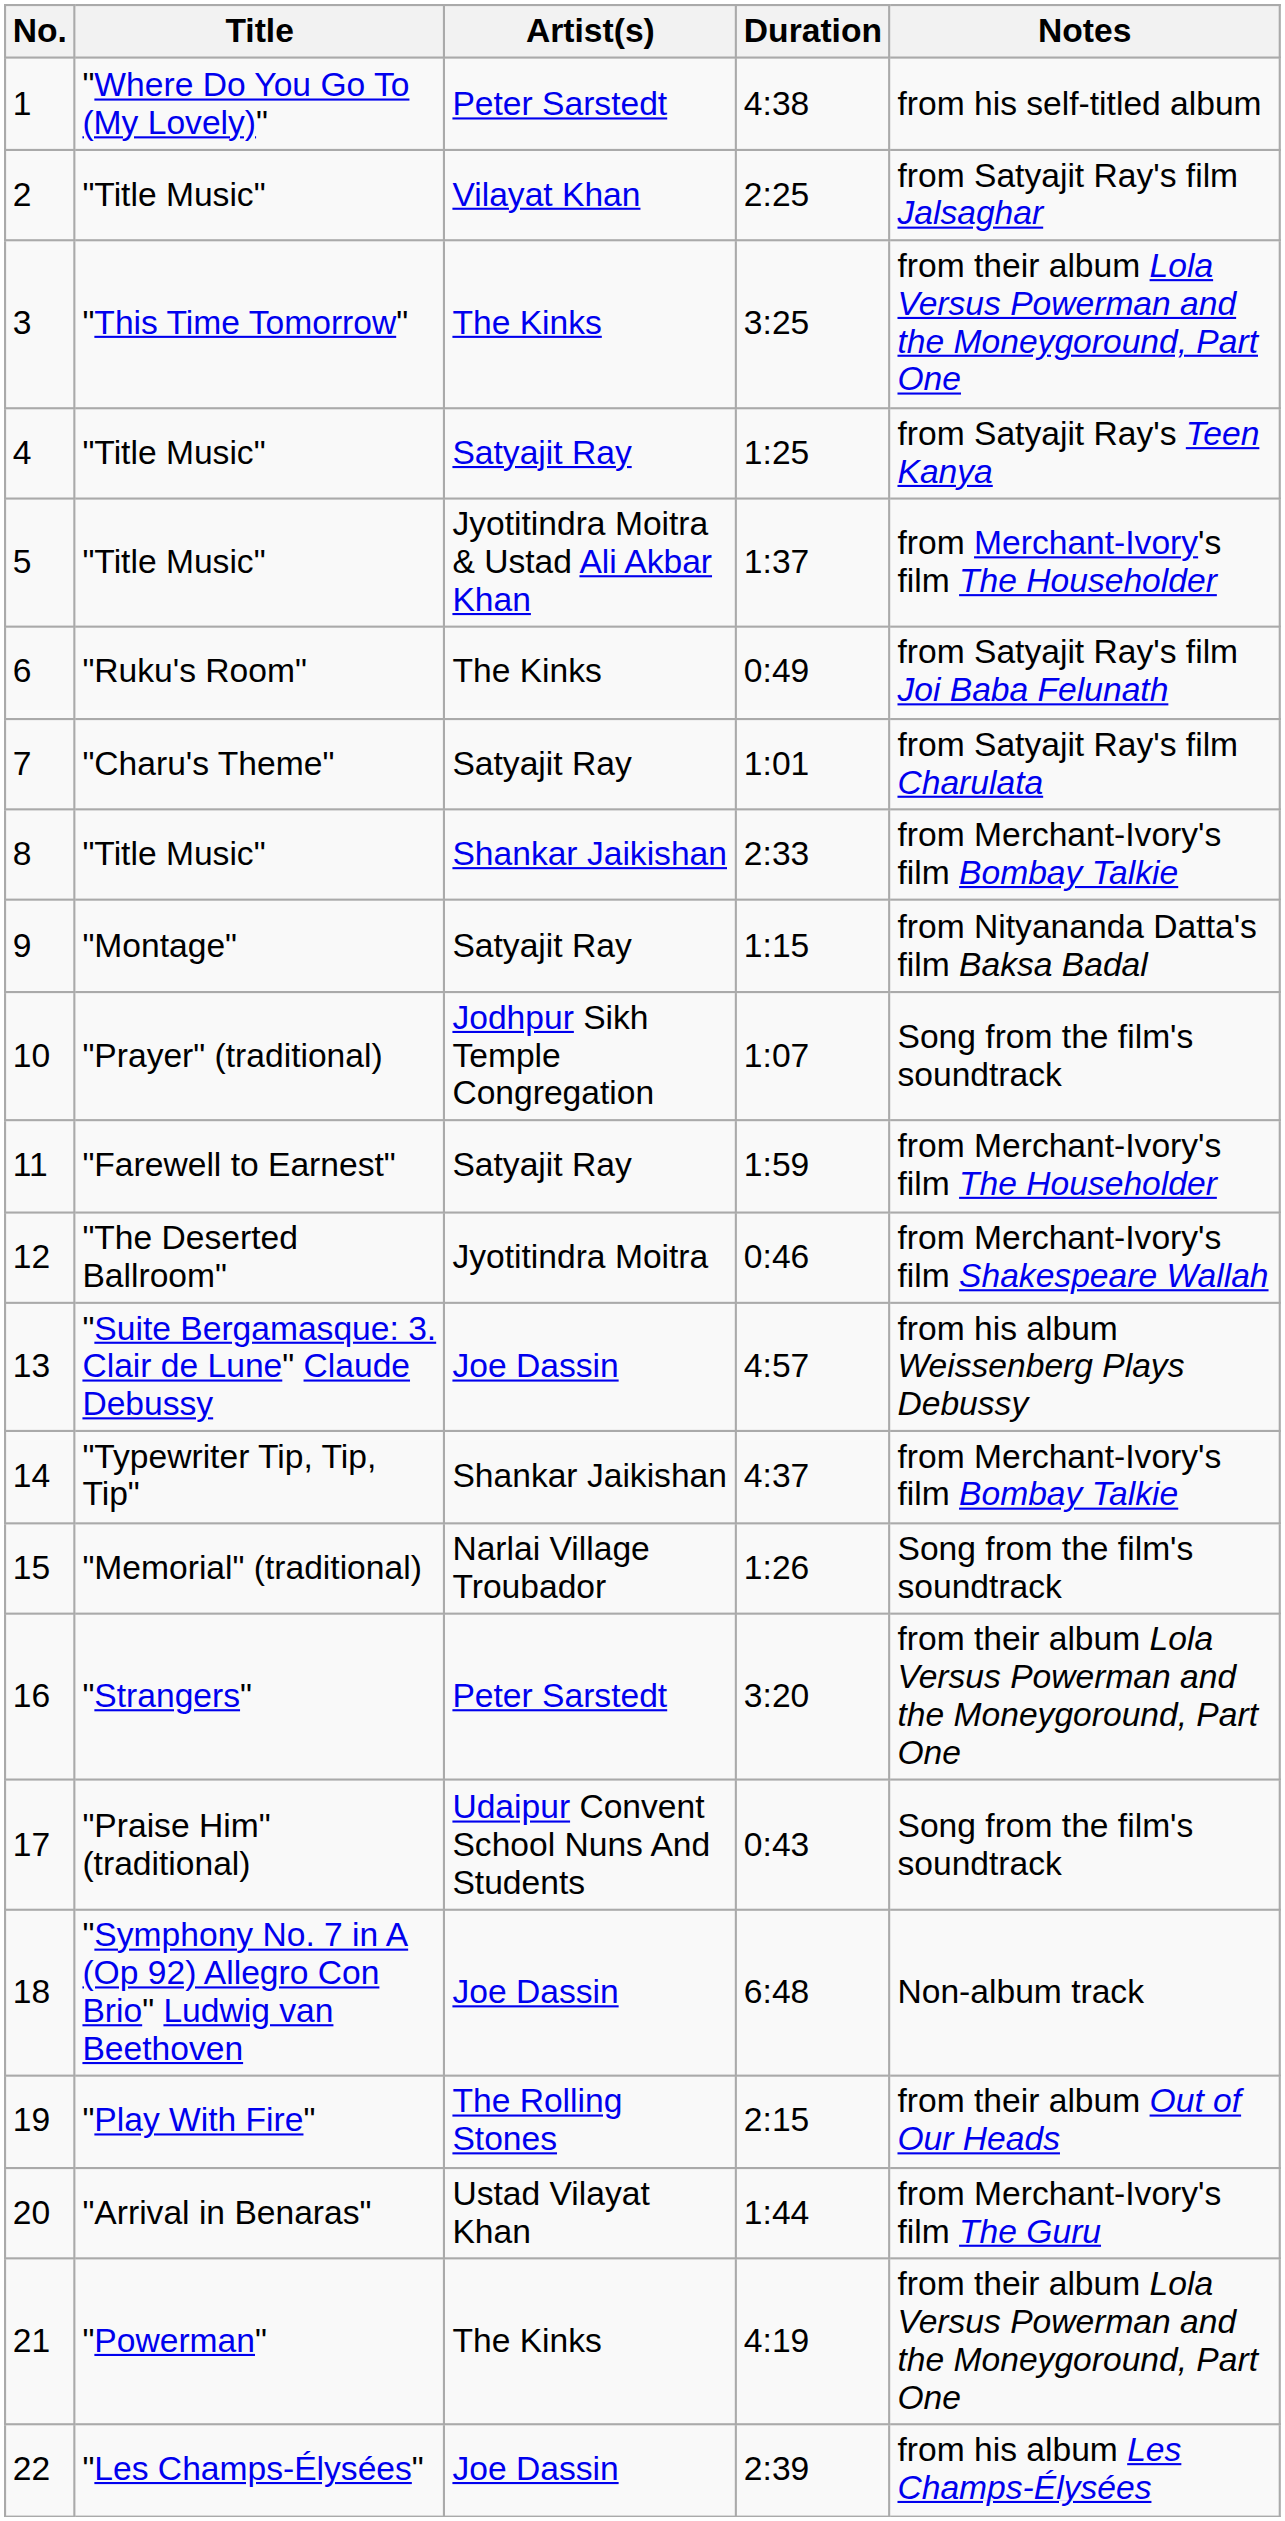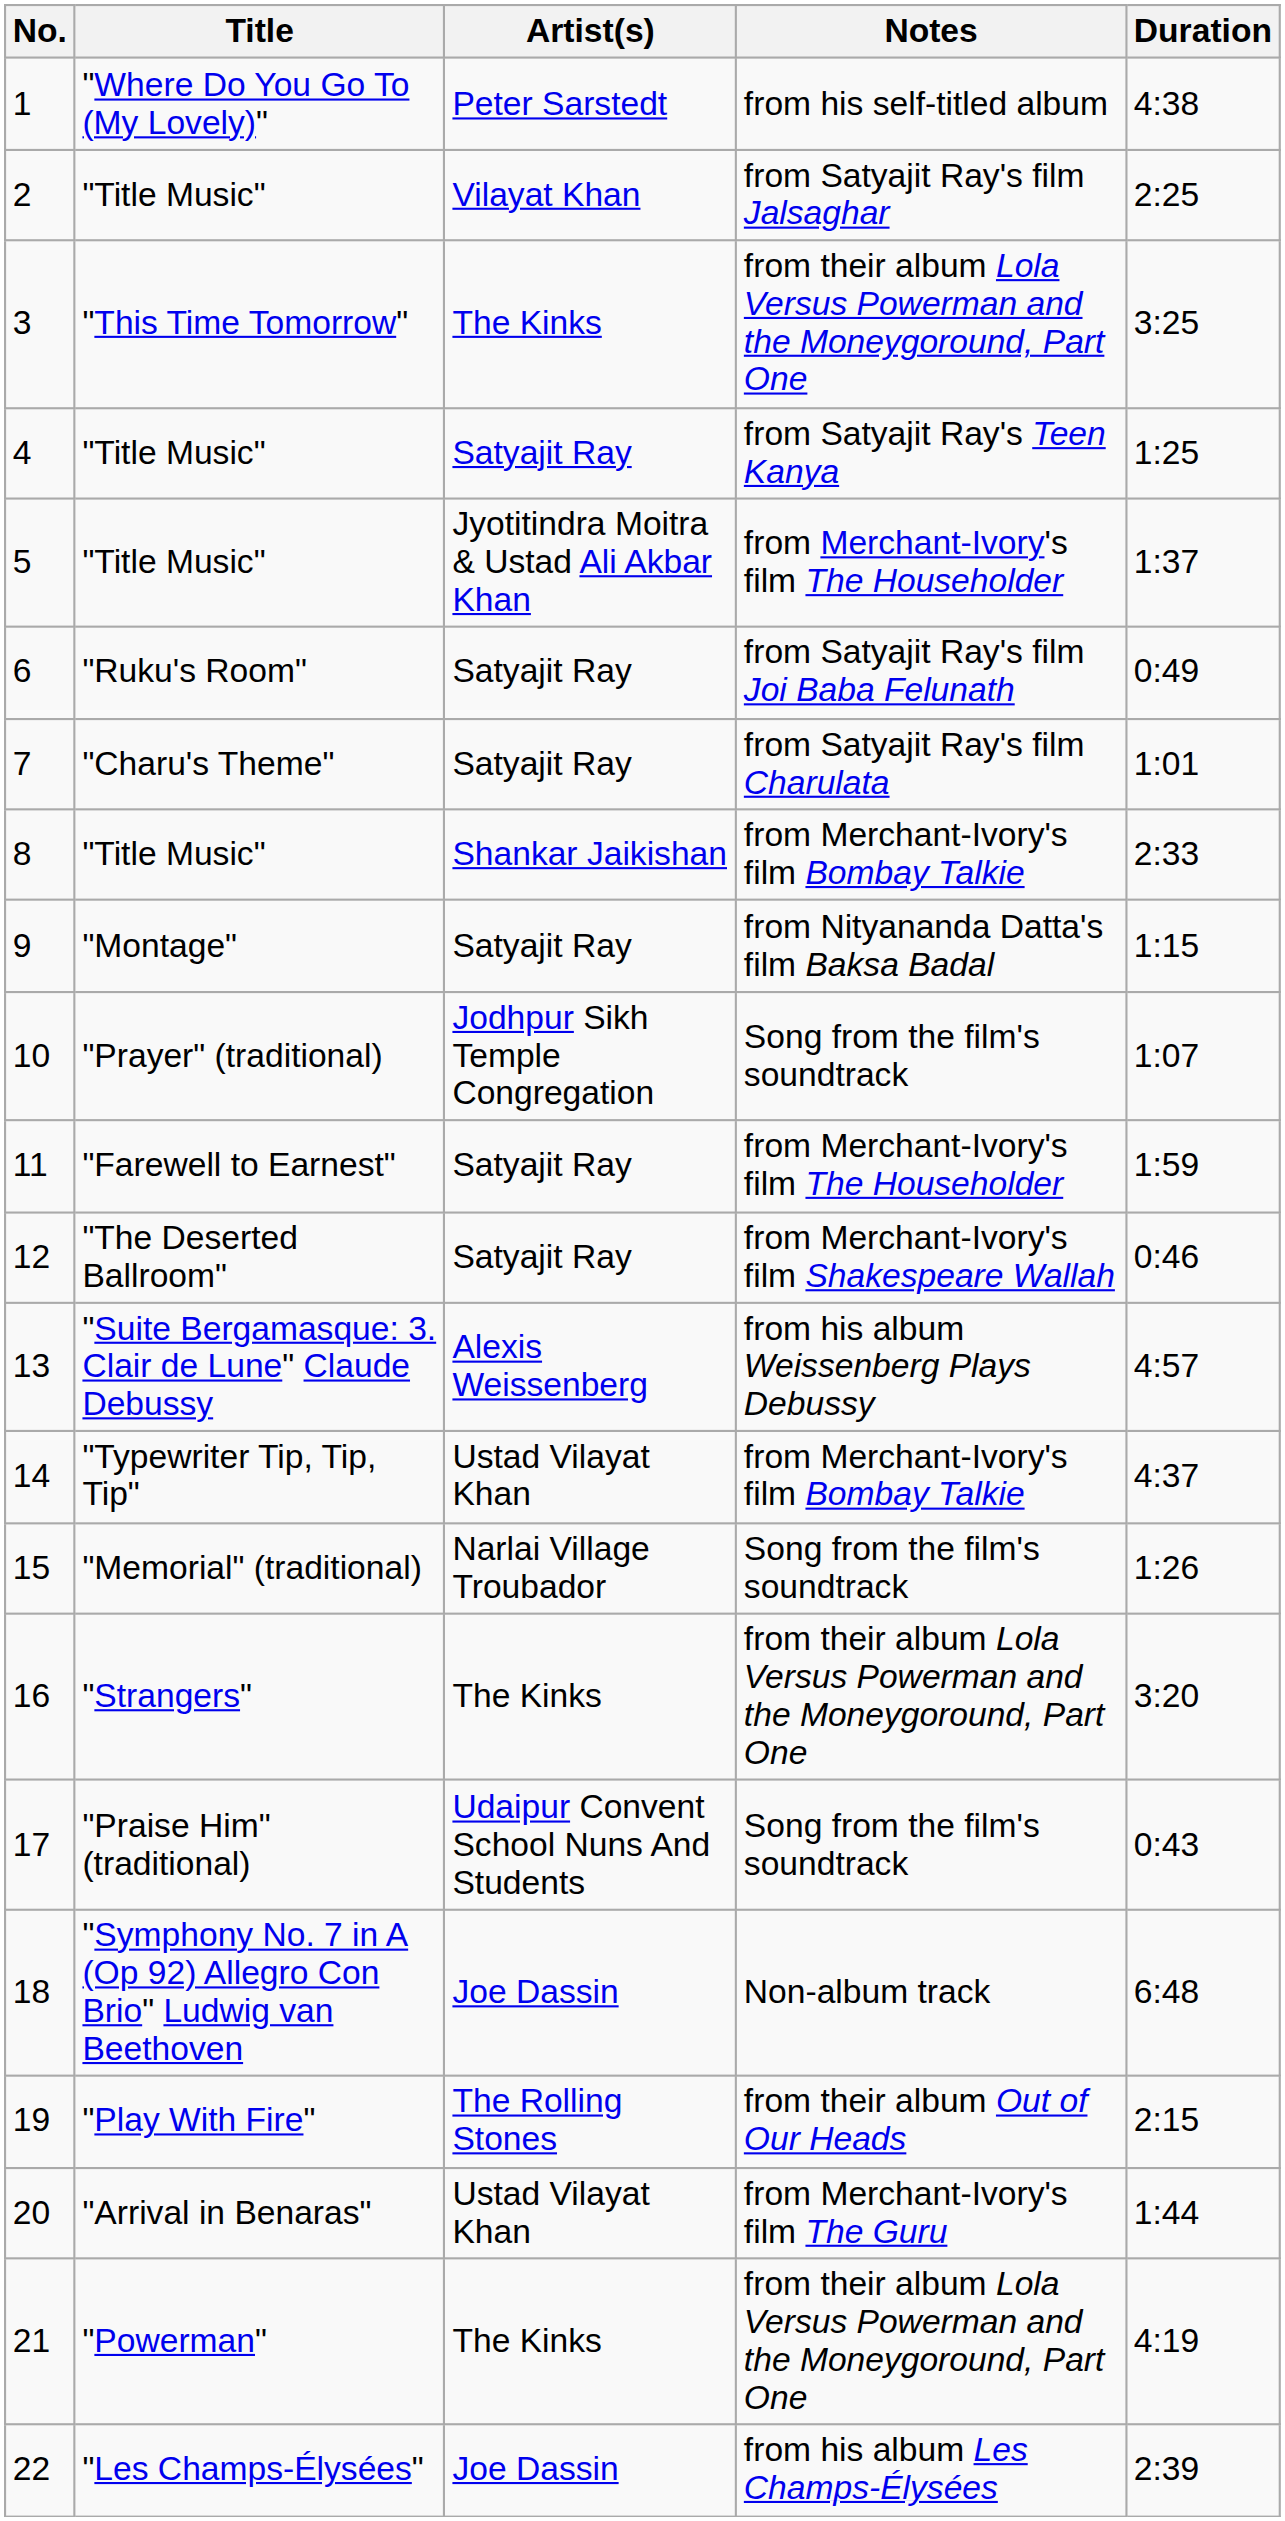columns swapped: (813, 31) <-> (1085, 31)
(527, 672) The Kinks -> (542, 672) Satyajit Ray
(580, 1256) Jyotitindra Moitra -> (542, 1256) Satyajit Ray
(536, 1366) Joe Dassin -> (550, 1366) Alexis Weissenberg
(590, 1476) Shankar Jaikishan -> (551, 1476) Ustad Vilayat Khan
(560, 1696) Peter Sarstedt -> (527, 1696) The Kinks
